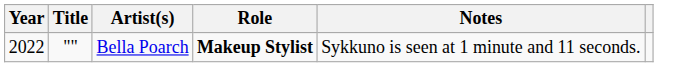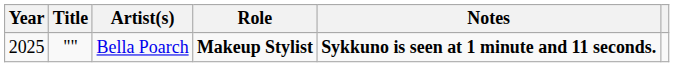(27, 47) 2022 -> (27, 47) 2025
(481, 47) normal -> (489, 47) bold
